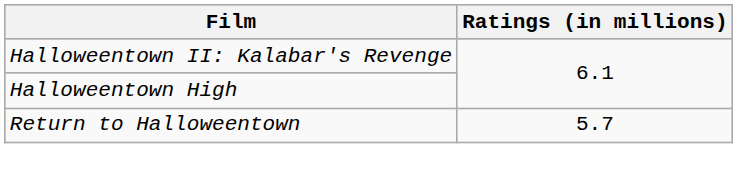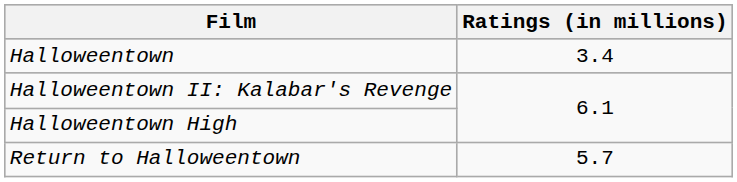+ row: (92, 56)
